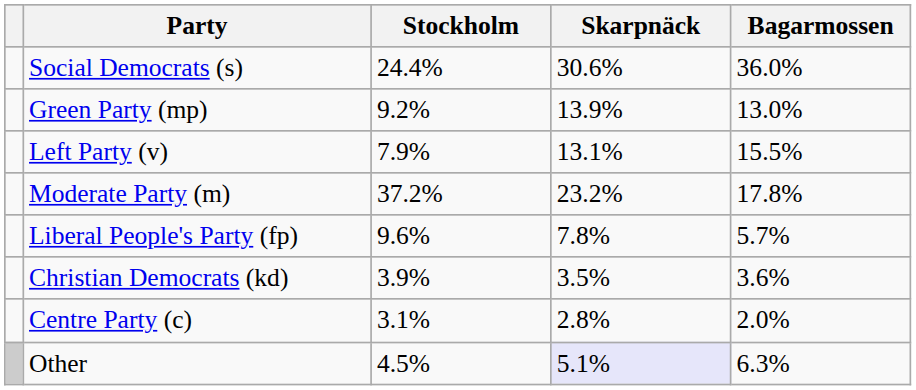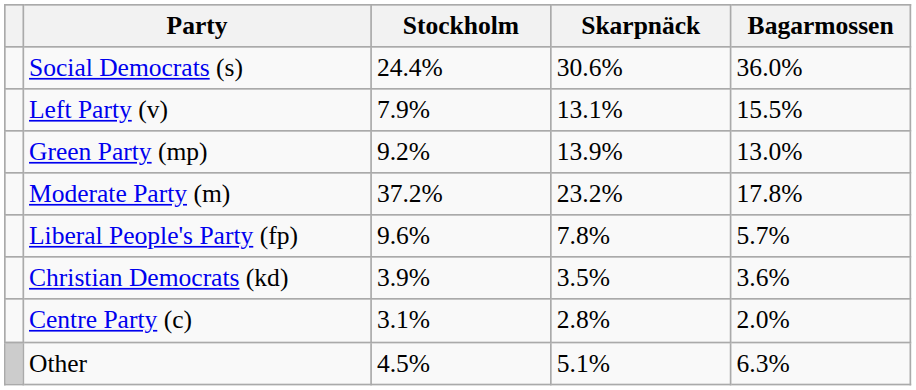rows swapped: (98, 152) <-> (118, 109)
(583, 362) lavender background -> (583, 362) no background
